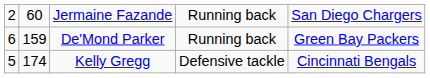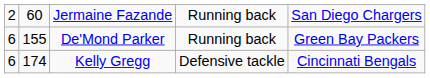(34, 38) 159 -> (34, 38) 155
(12, 61) 5 -> (12, 61) 6
